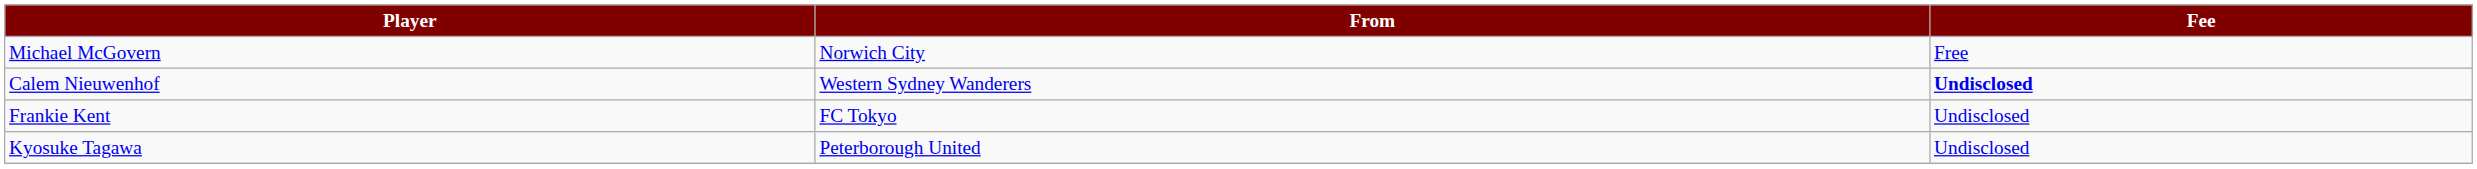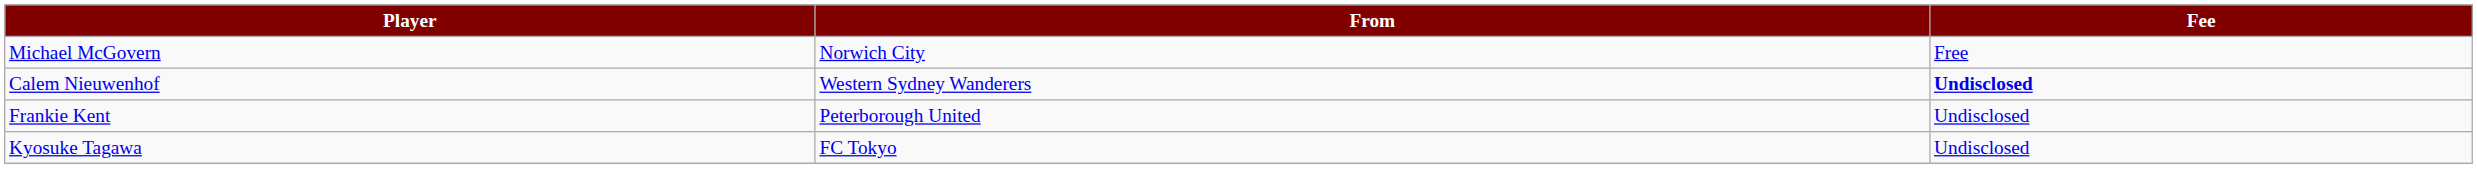(858, 116) FC Tokyo -> (900, 116) Peterborough United
(900, 147) Peterborough United -> (858, 147) FC Tokyo
